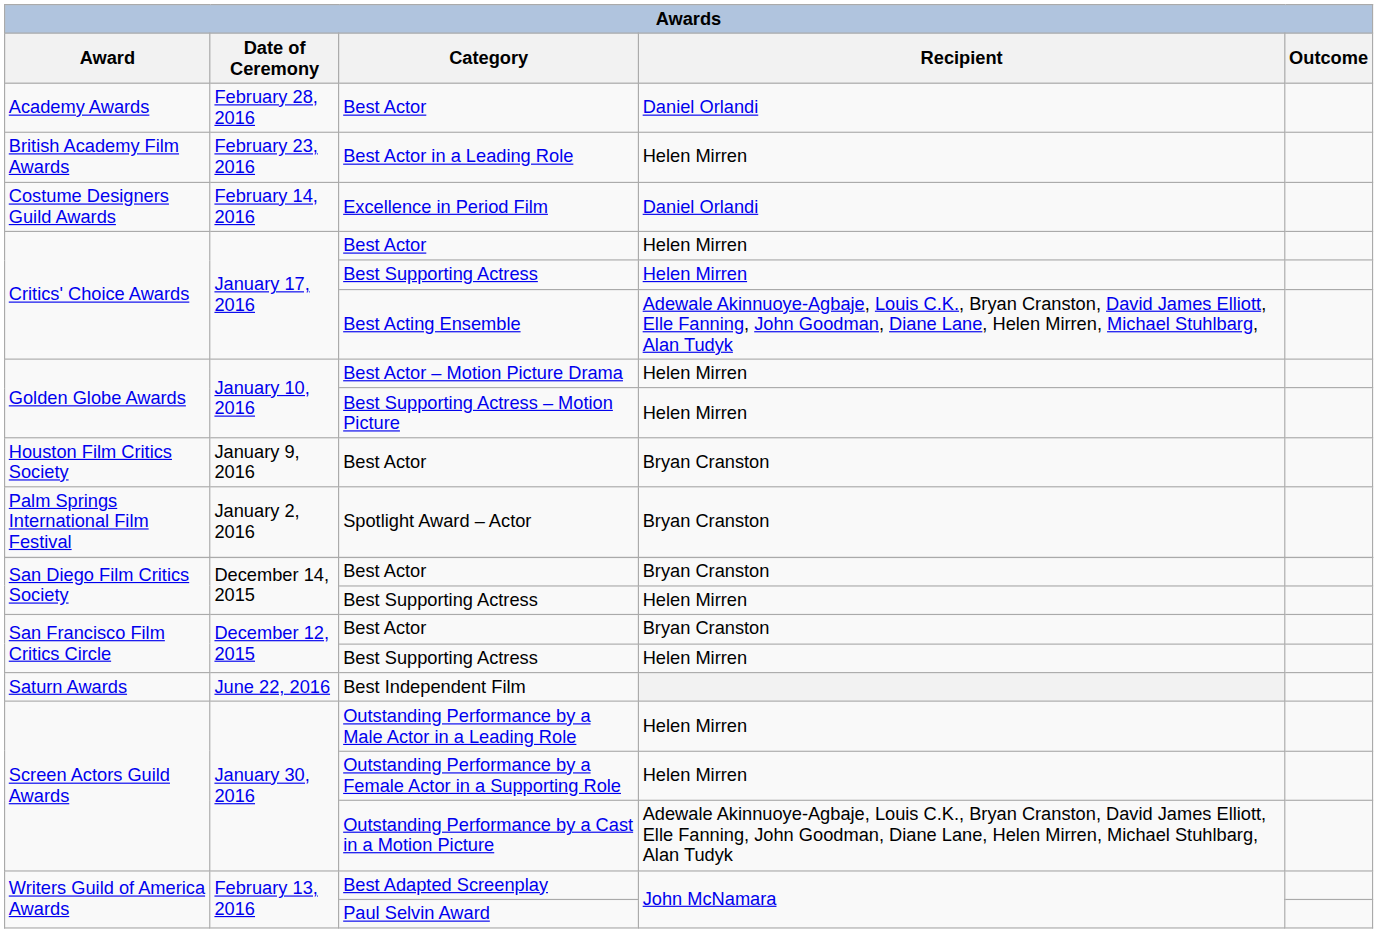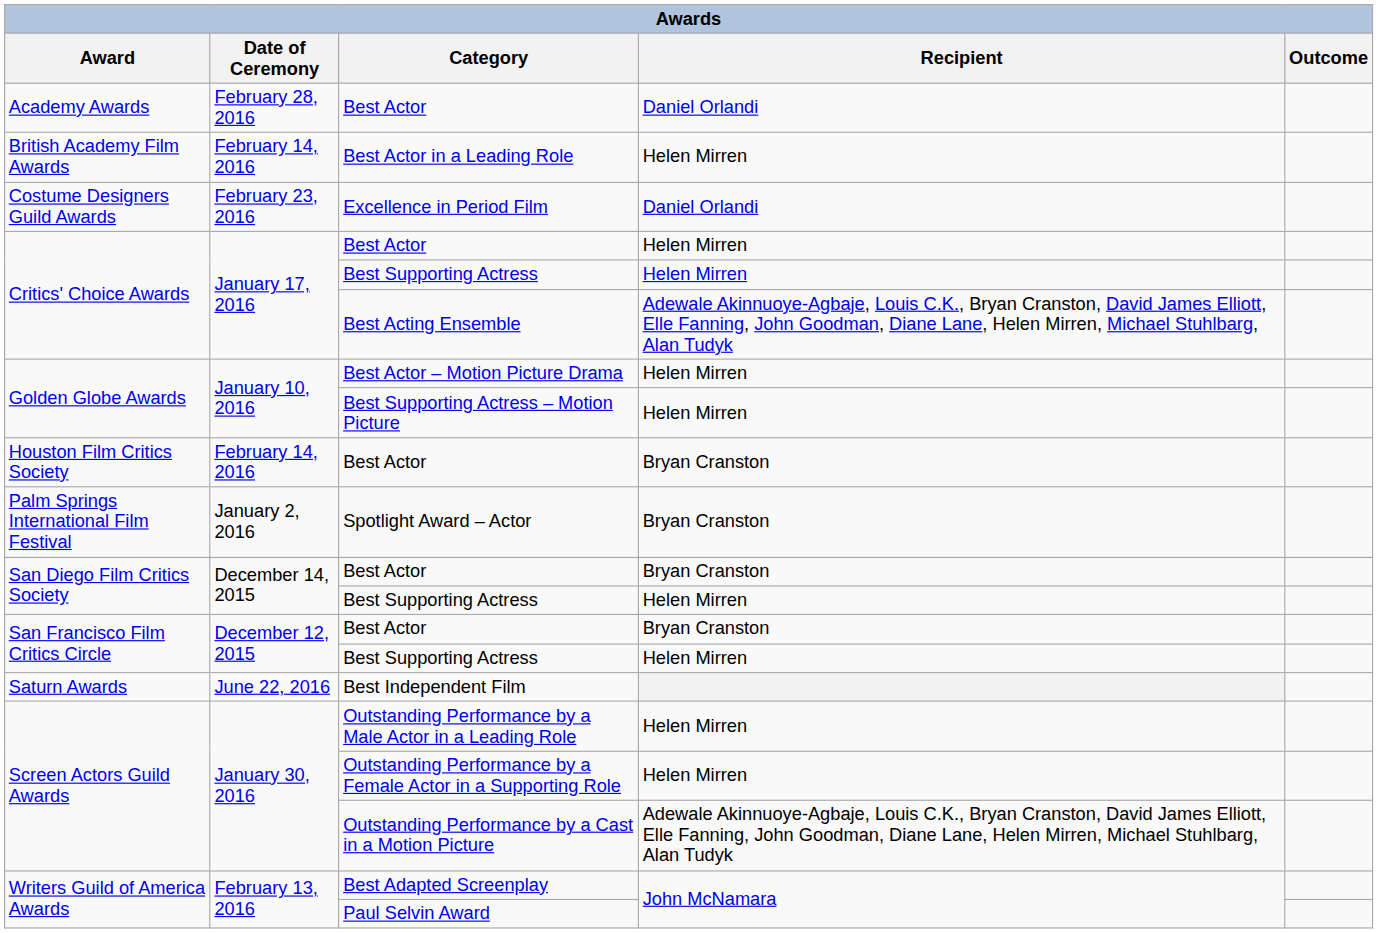(266, 157) February 23, 2016 -> (266, 157) February 14, 2016
(266, 206) February 14, 2016 -> (266, 206) February 23, 2016
(257, 462) January 9, 2016 -> (266, 462) February 14, 2016
